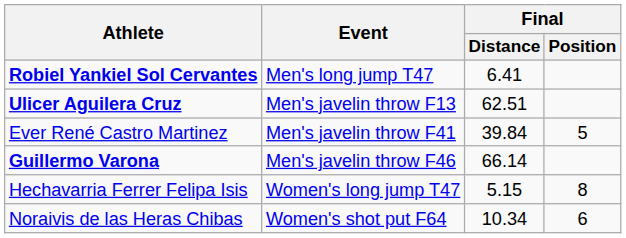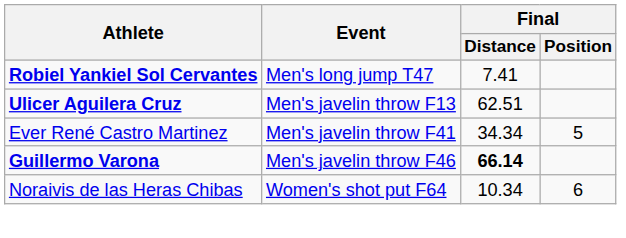(504, 75) 6.41 -> (500, 75) 7.41
(504, 132) 39.84 -> (500, 132) 34.34
(504, 161) normal -> (500, 161) bold
- row: (128, 190)
